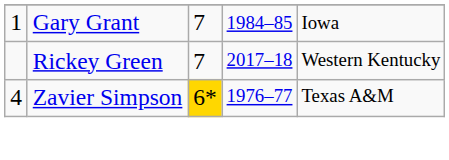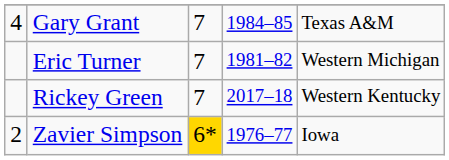(16, 23) 1 -> (16, 23) 4
(320, 23) Iowa -> (348, 23) Texas A&M
+ row: (87, 60)
(16, 97) 4 -> (16, 135) 2
(348, 97) Texas A&M -> (320, 135) Iowa
